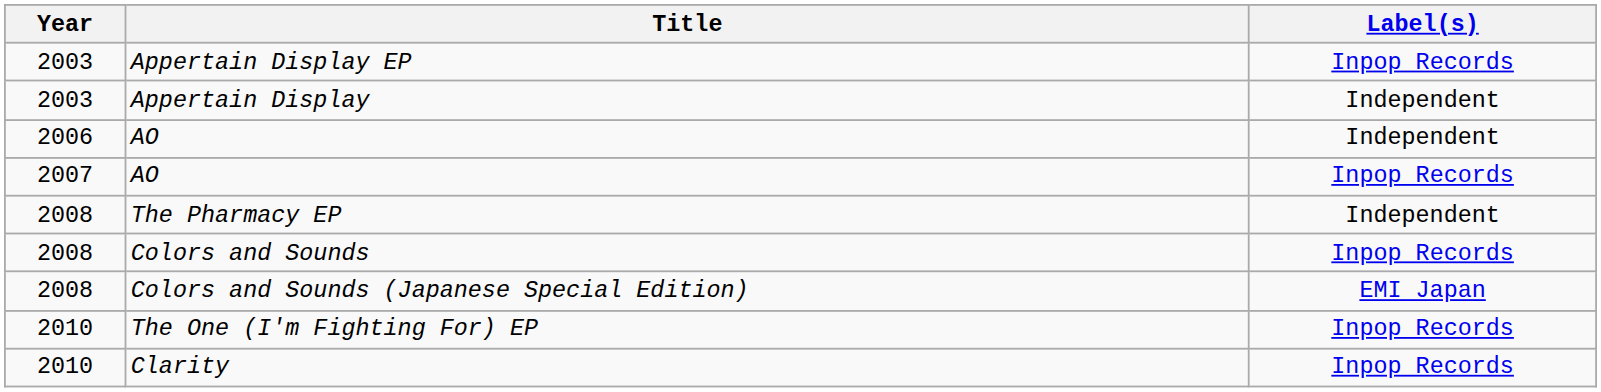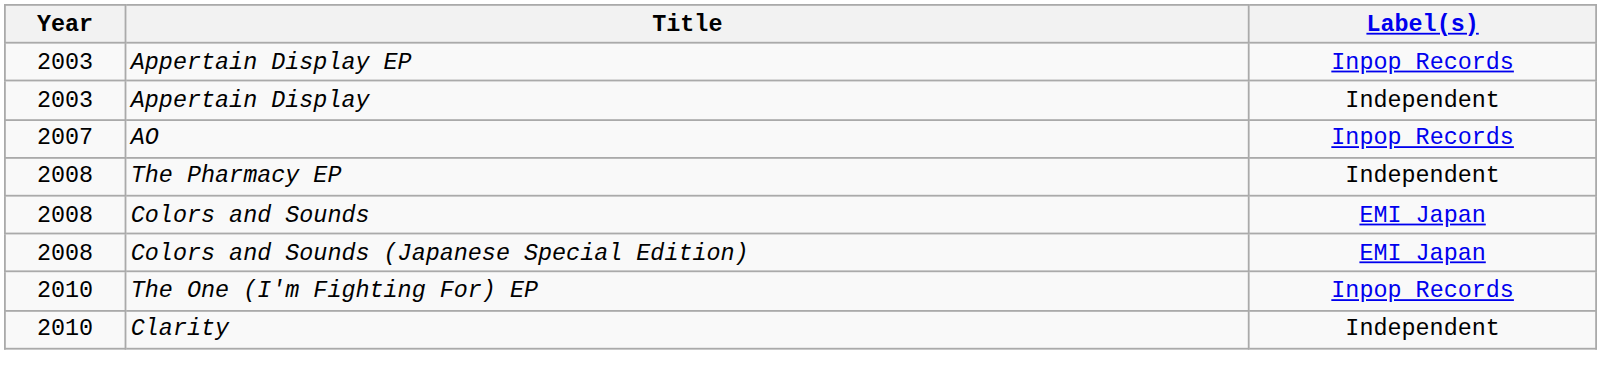- row: (65, 138)
(1423, 253) Inpop Records -> (1423, 215) EMI Japan
(1423, 367) Inpop Records -> (1423, 329) Independent
